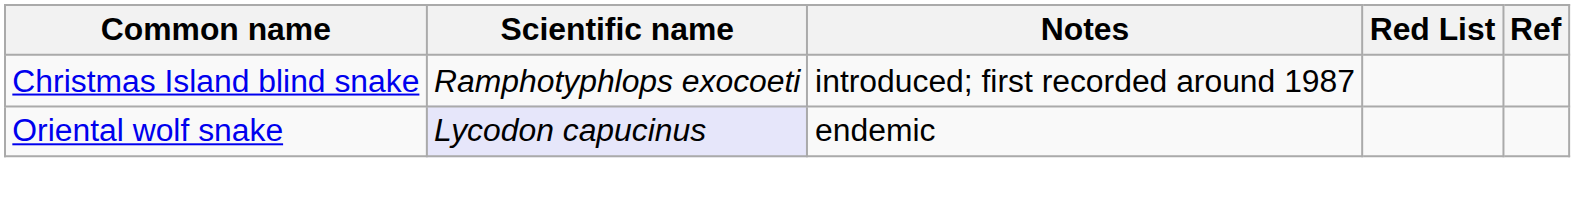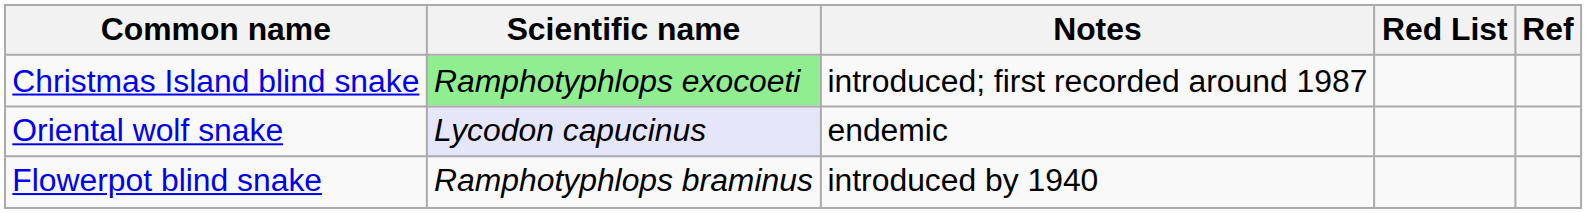(617, 80) no background -> (617, 80) lightgreen background
+ row: (167, 181)
